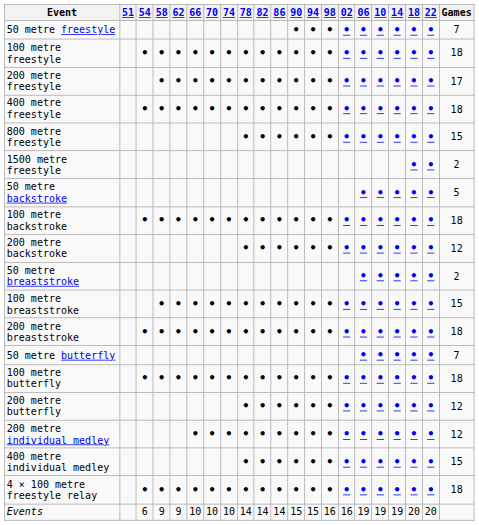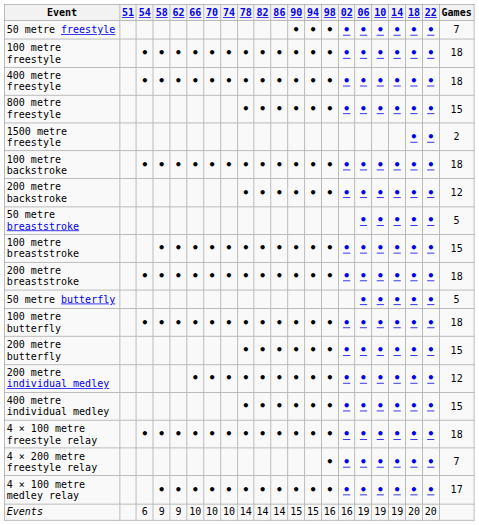- row: (34, 81)
- row: (37, 193)
(457, 276) 2 -> (457, 220) 5
(457, 355) 7 -> (457, 299) 5
(457, 406) 12 -> (457, 351) 15
+ row: (52, 462)
+ row: (46, 490)
